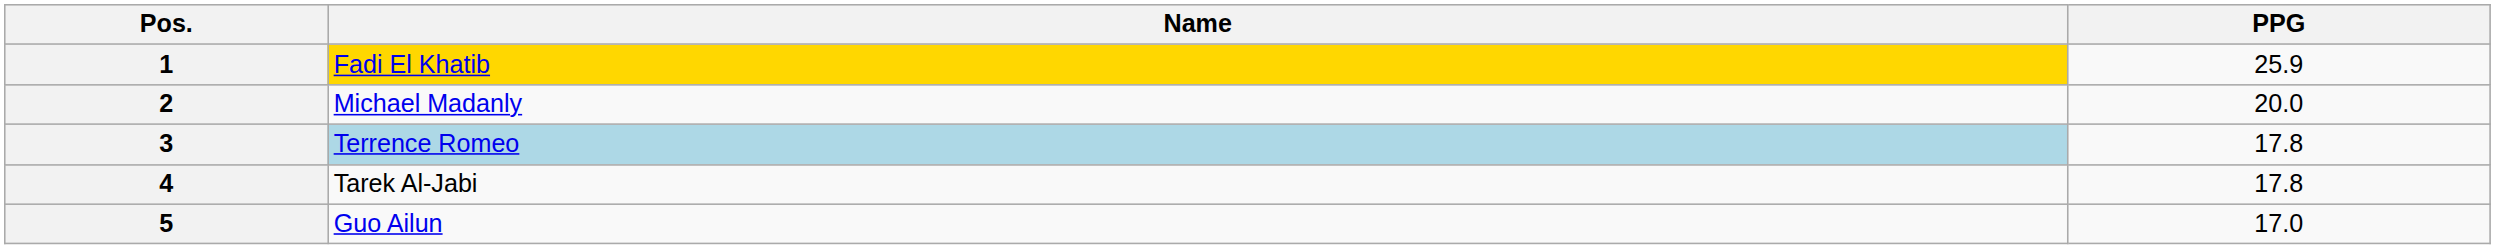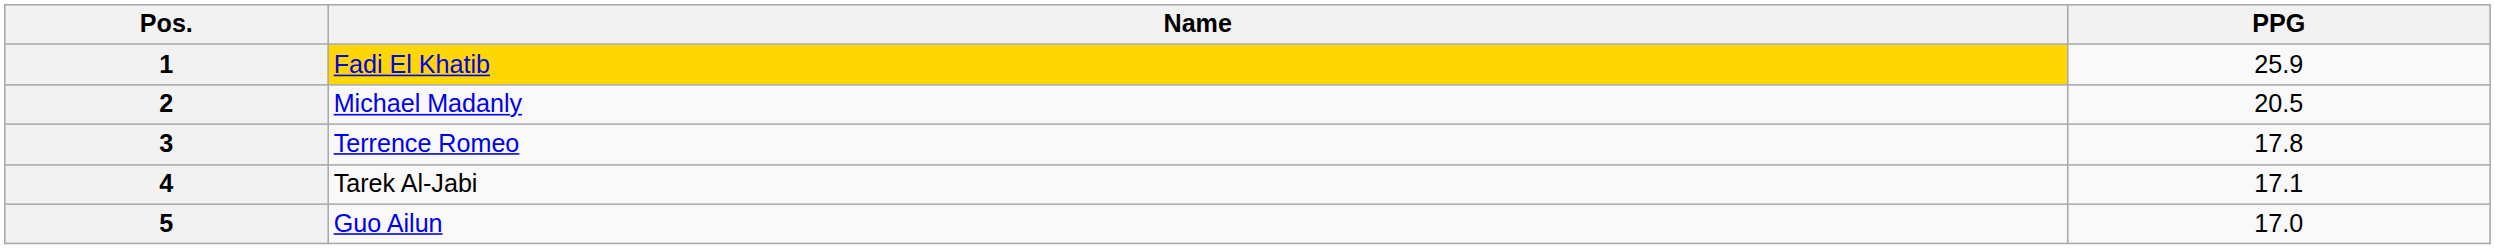(2279, 104) 20.0 -> (2279, 104) 20.5
(427, 143) lightblue background -> (427, 143) no background
(2279, 183) 17.8 -> (2279, 183) 17.1
